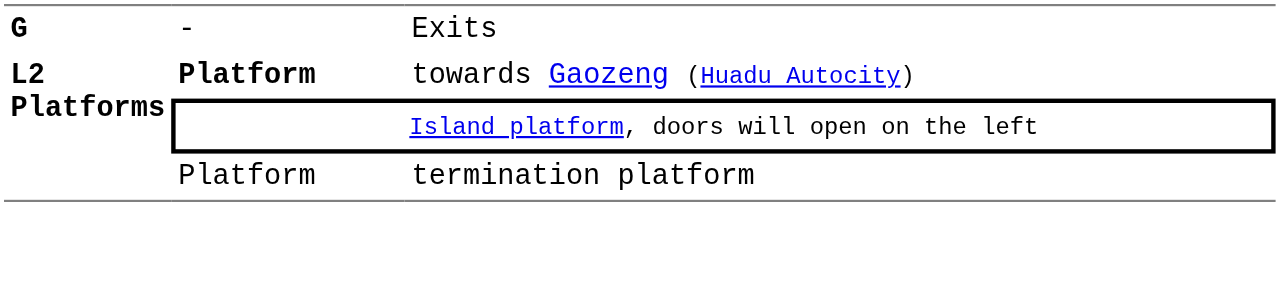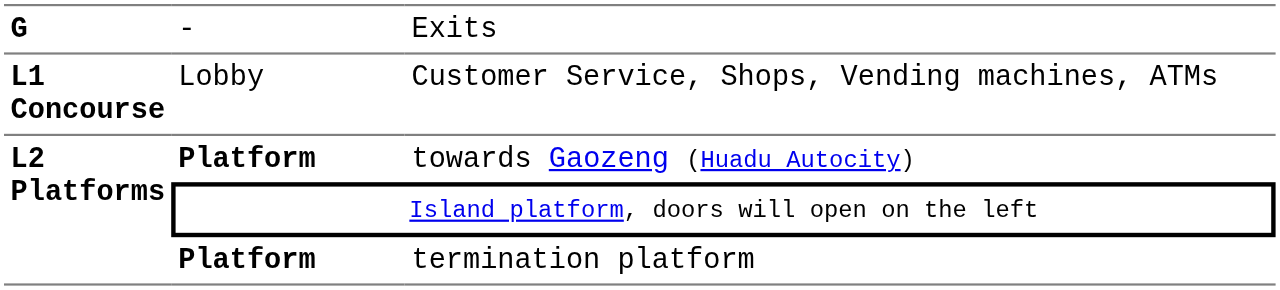+ row: (815, 78)
(247, 177) normal -> (247, 260) bold
